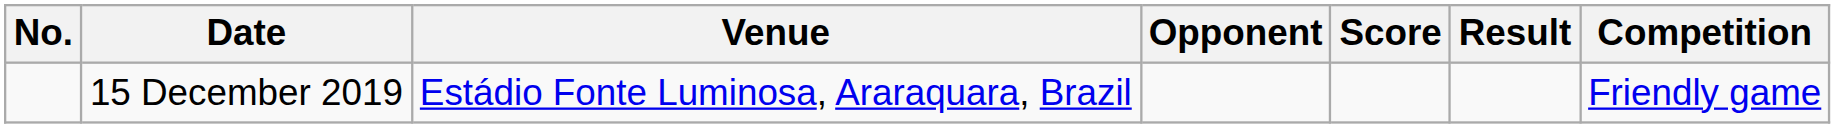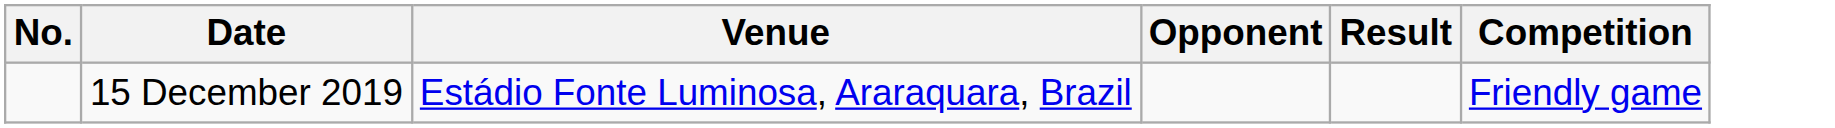- column: (1391, 33)
